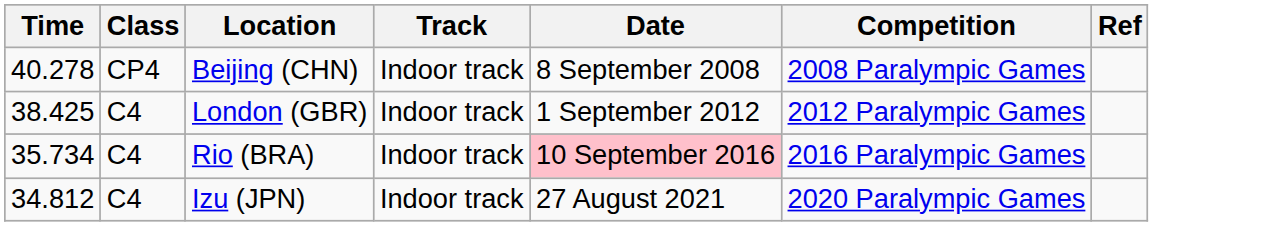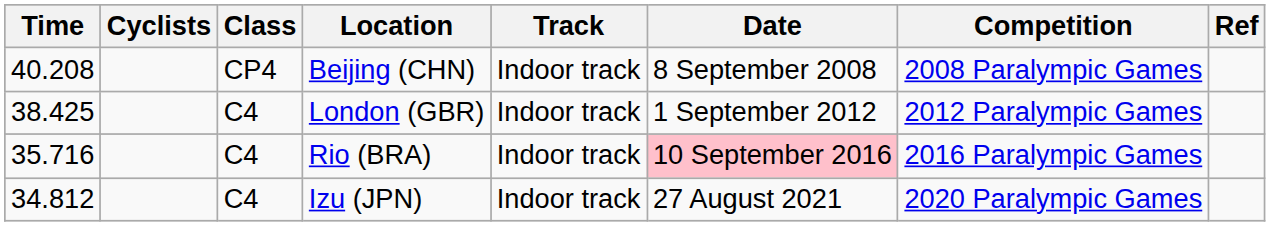+ column: (159, 26)
(53, 69) 40.278 -> (53, 69) 40.208
(53, 155) 35.734 -> (53, 155) 35.716
